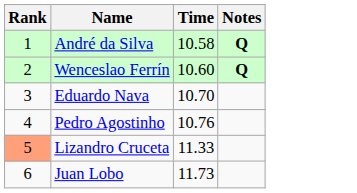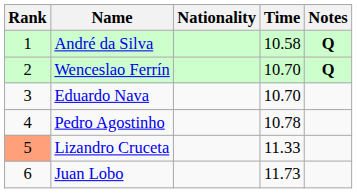+ column: (217, 17)
(196, 69) 10.60 -> (282, 69) 10.70
(196, 122) 10.76 -> (282, 122) 10.78
